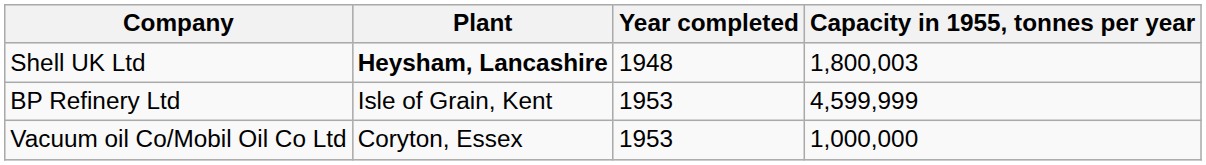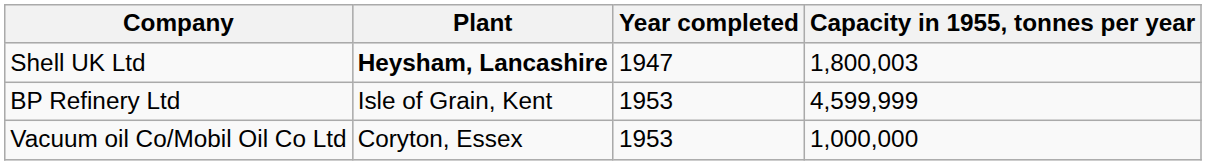(646, 62) 1948 -> (646, 62) 1947
